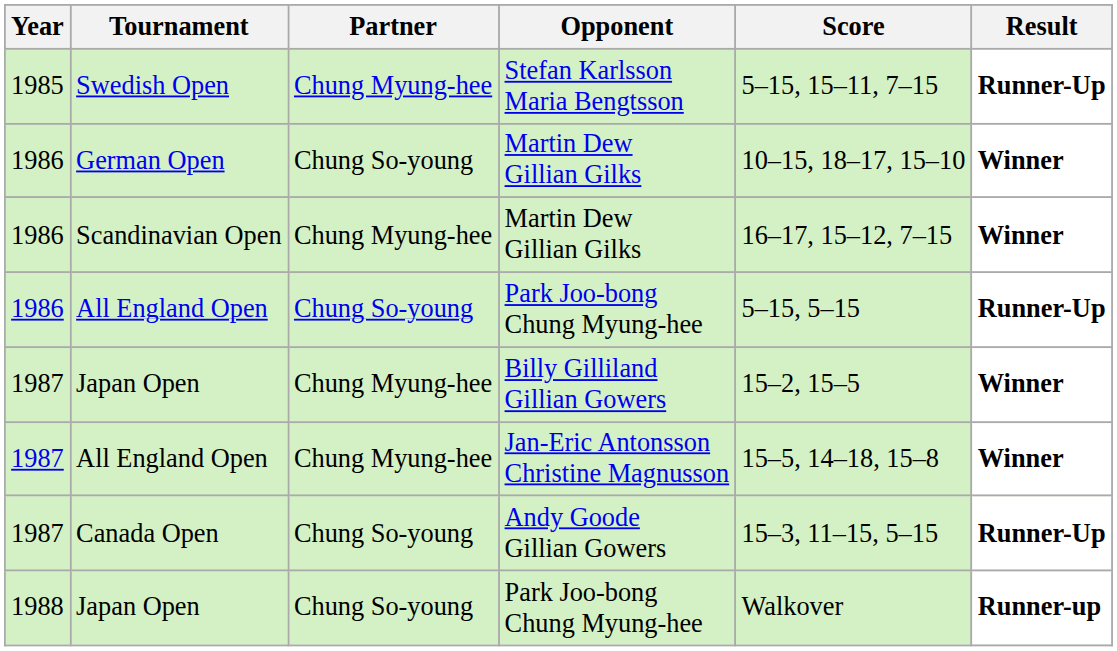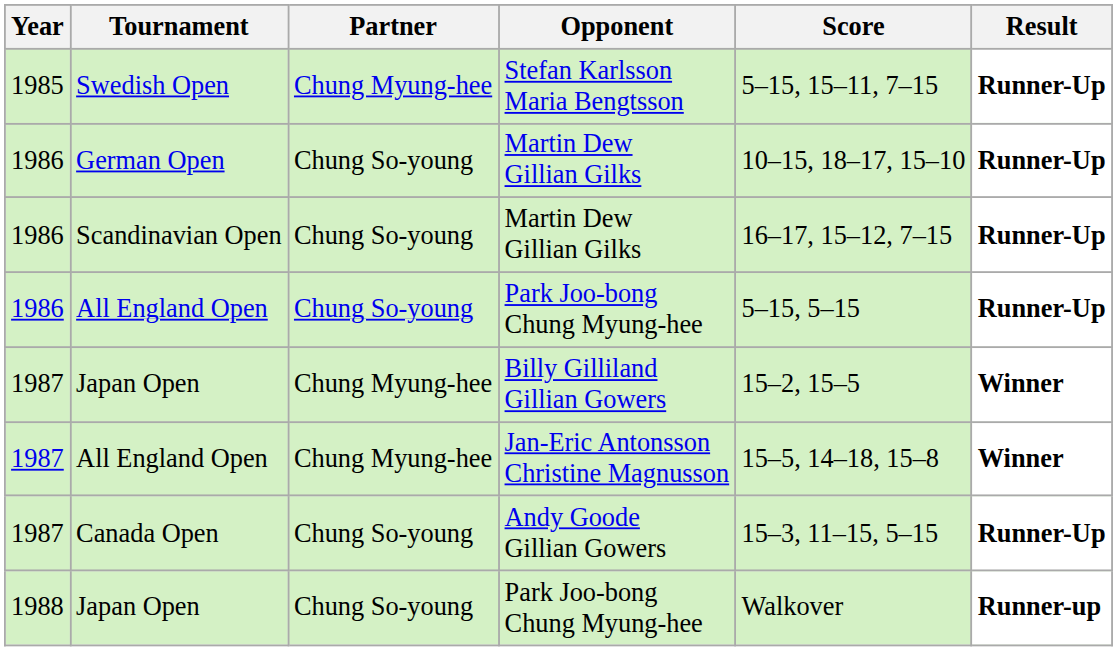(1021, 160) Winner -> (1042, 160) Runner-Up
(393, 234) Chung Myung-hee -> (384, 234) Chung So-young
(1021, 234) Winner -> (1042, 234) Runner-Up
